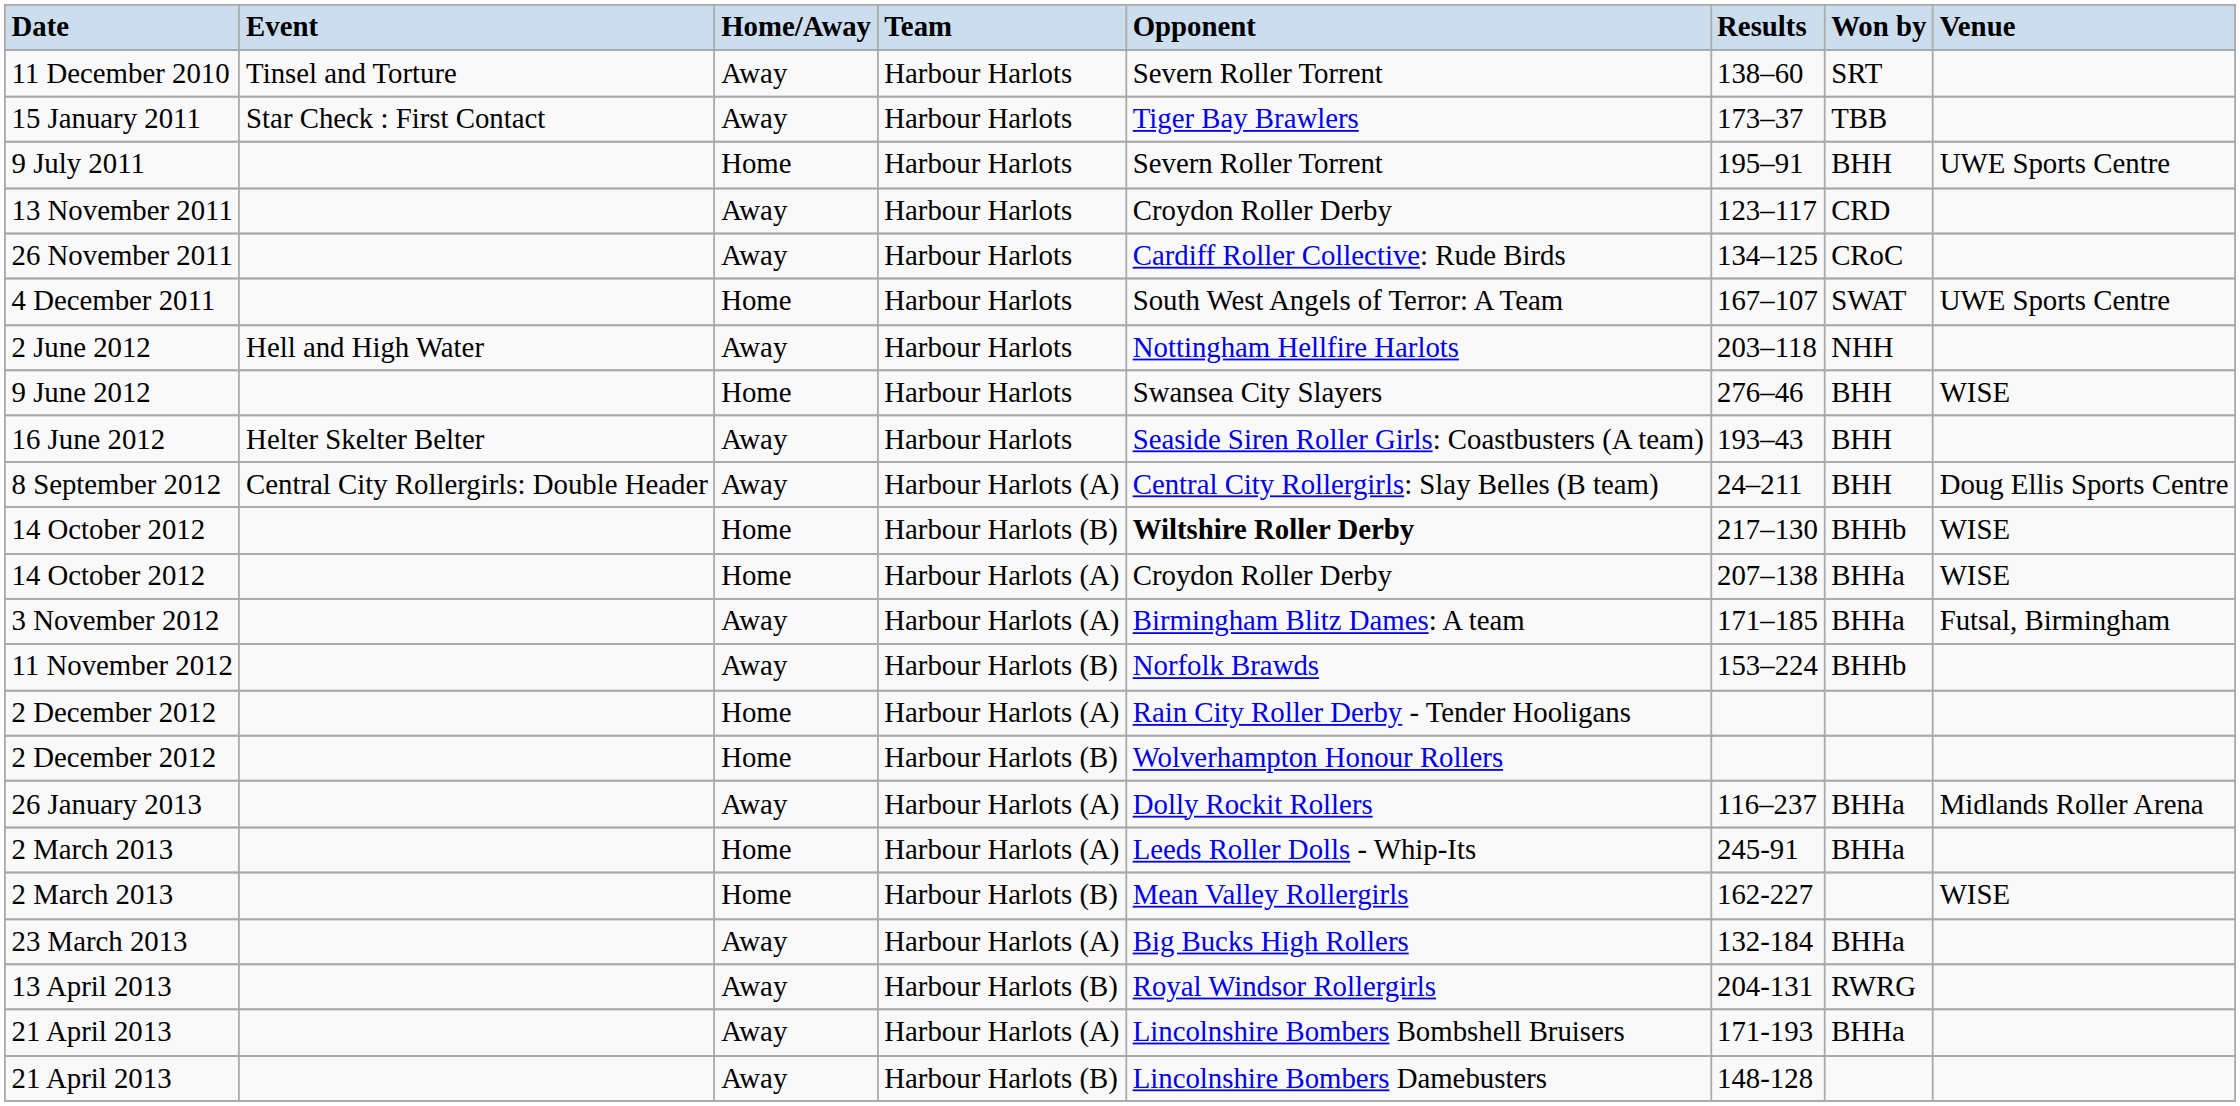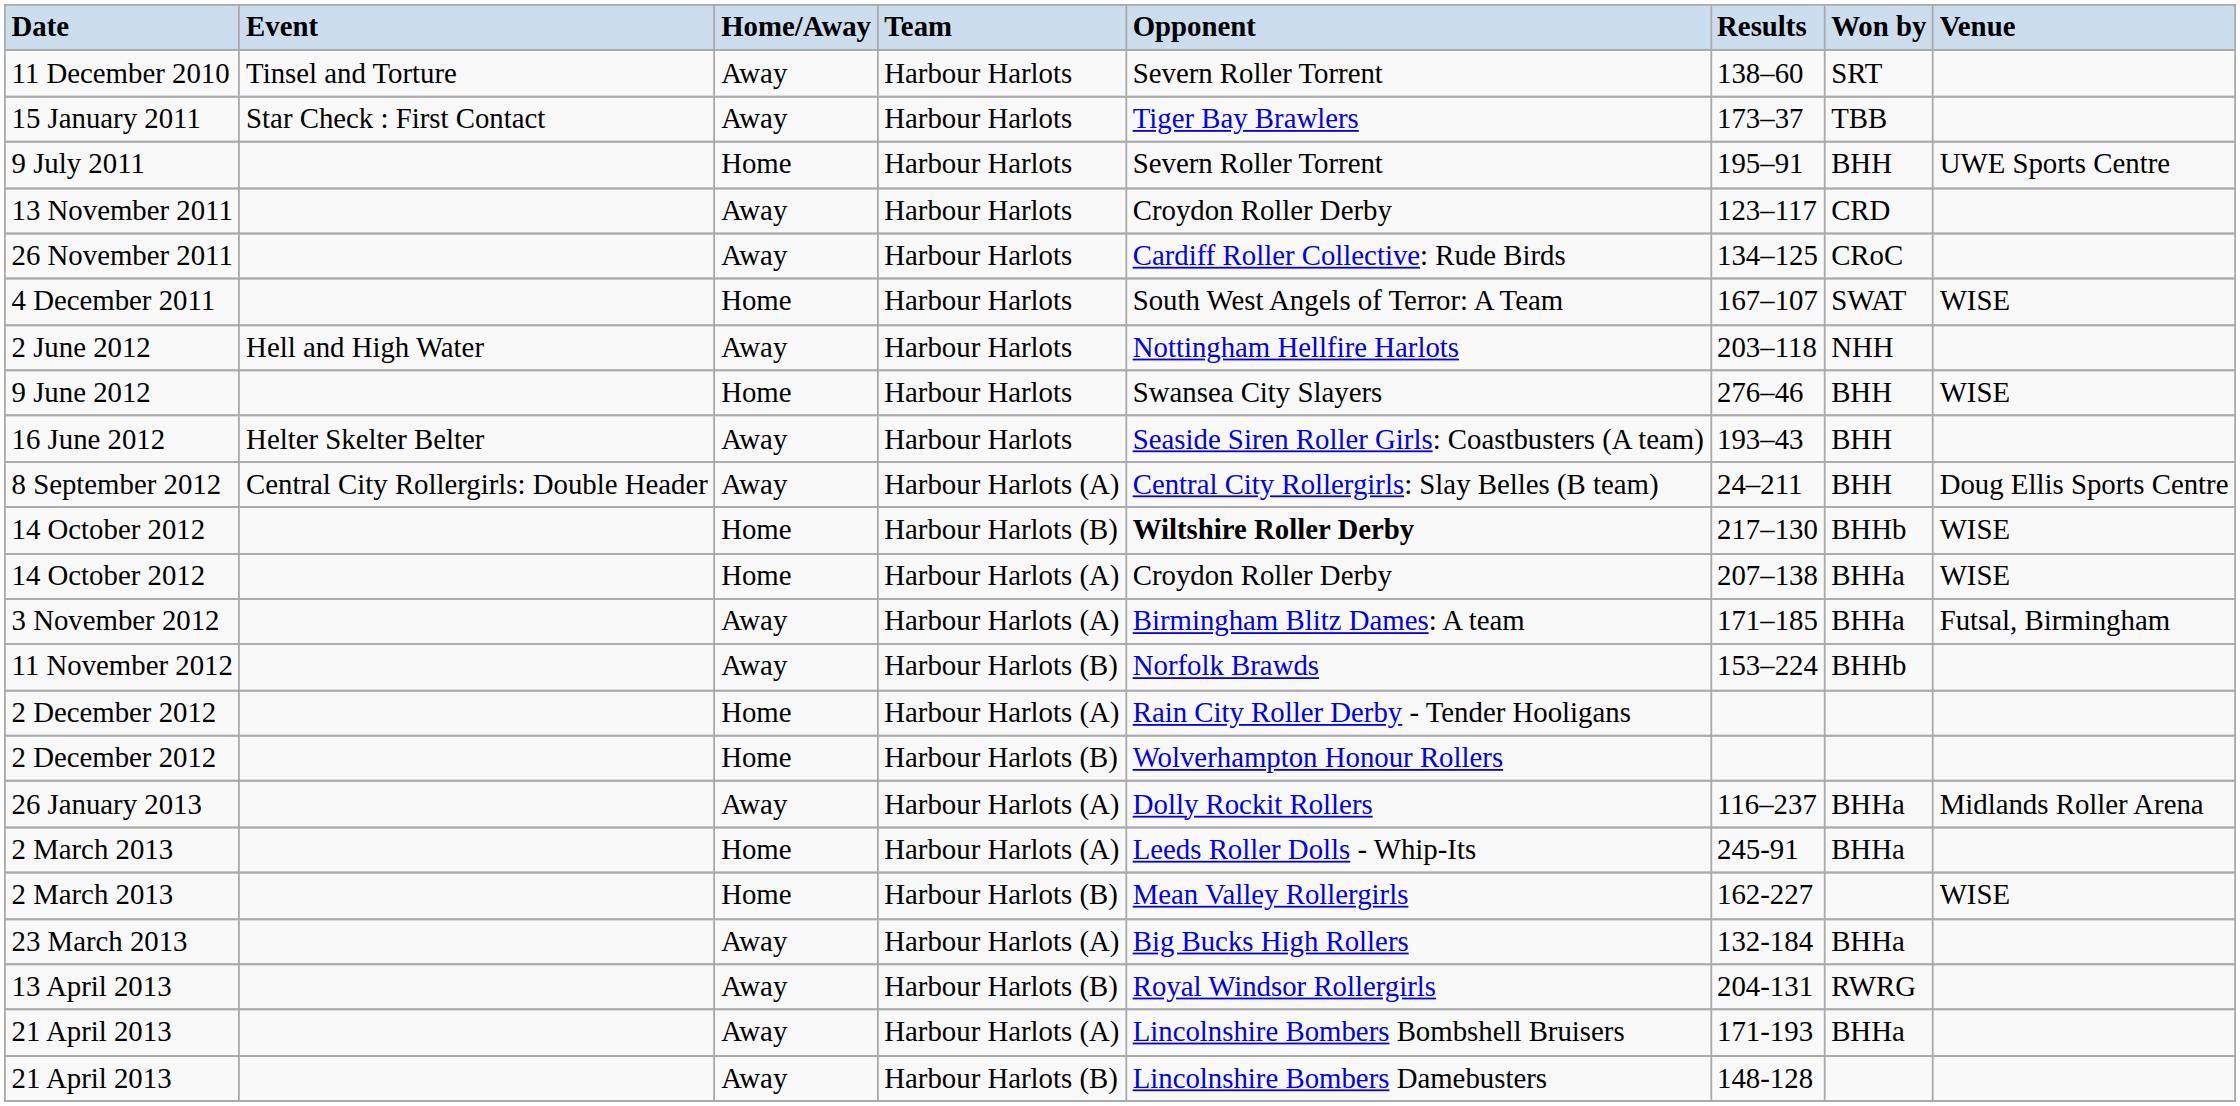(2055, 301) UWE Sports Centre -> (1975, 301) WISE
